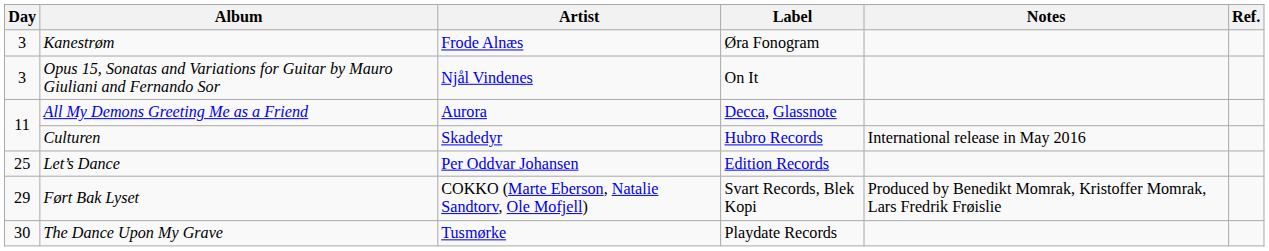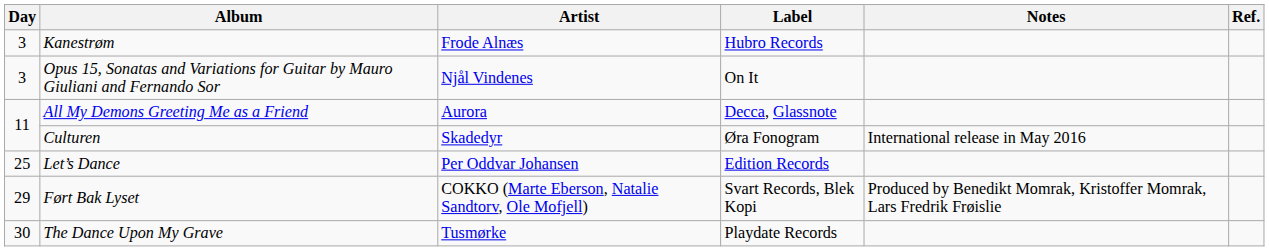(772, 42) Øra Fonogram -> (774, 42) Hubro Records
(774, 138) Hubro Records -> (772, 138) Øra Fonogram
